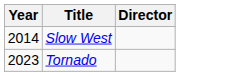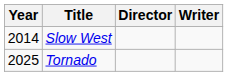+ column: (199, 15)
(23, 60) 2023 -> (23, 60) 2025
